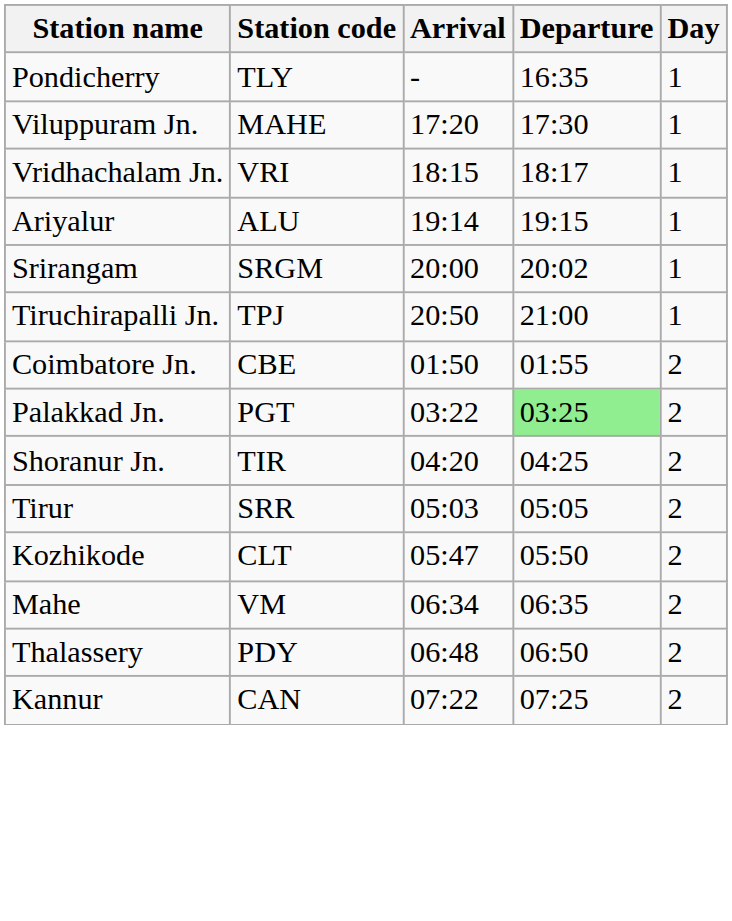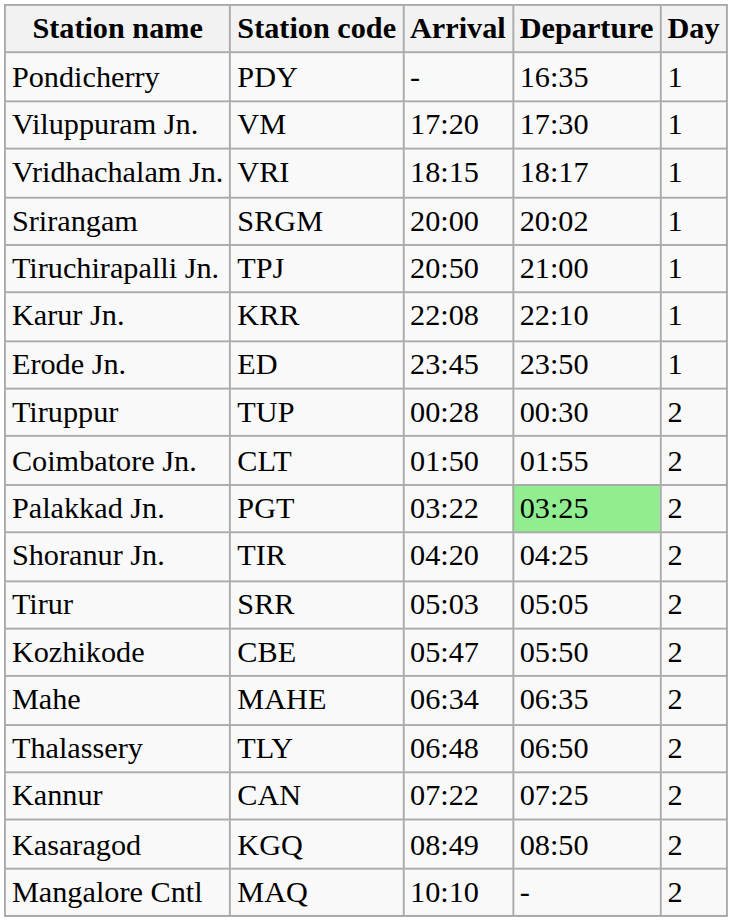(265, 76) TLY -> (268, 76) PDY
(282, 124) MAHE -> (262, 124) VM
- row: (63, 220)
+ row: (68, 316)
+ row: (69, 364)
+ row: (65, 412)
(267, 364) CBE -> (264, 460) CLT
(264, 556) CLT -> (267, 651) CBE
(262, 603) VM -> (282, 699) MAHE
(268, 651) PDY -> (265, 747) TLY
+ row: (77, 843)
+ row: (107, 891)
